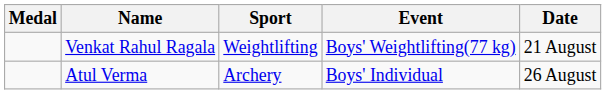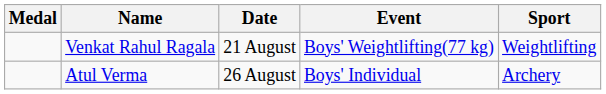columns swapped: (270, 18) <-> (560, 18)
